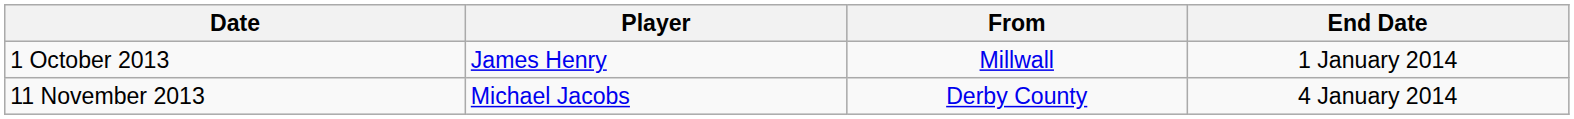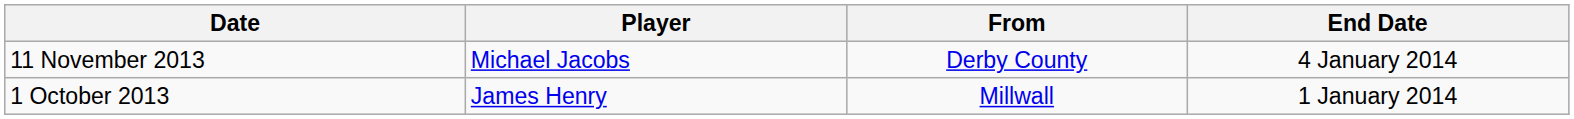rows swapped: (90, 60) <-> (107, 96)
